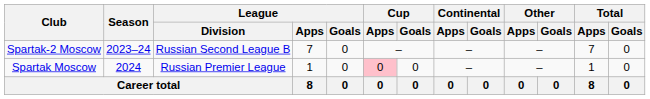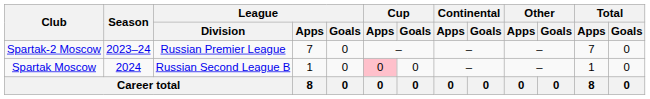(223, 49) Russian Second League B -> (223, 49) Russian Premier League
(223, 67) Russian Premier League -> (223, 67) Russian Second League B
